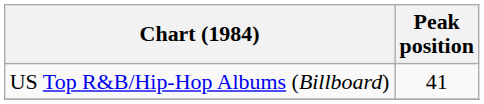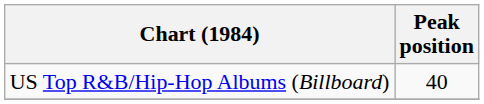(437, 81) 41 -> (437, 81) 40
